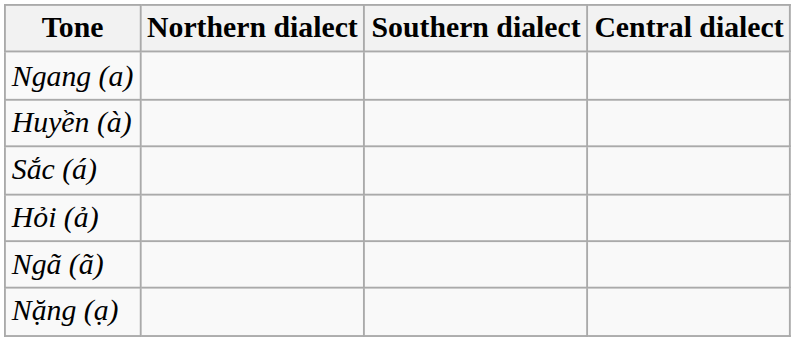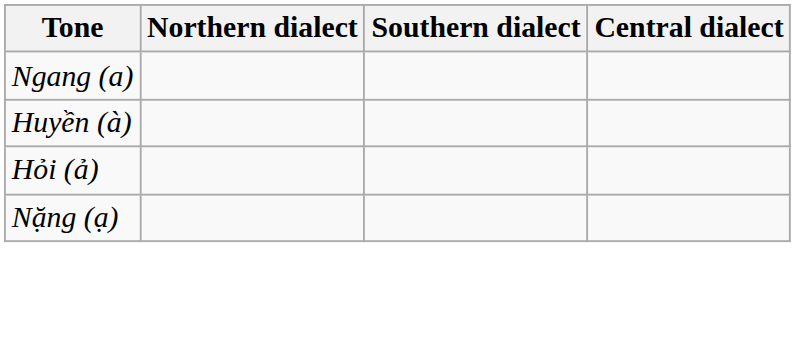- row: (54, 169)
- row: (58, 264)
